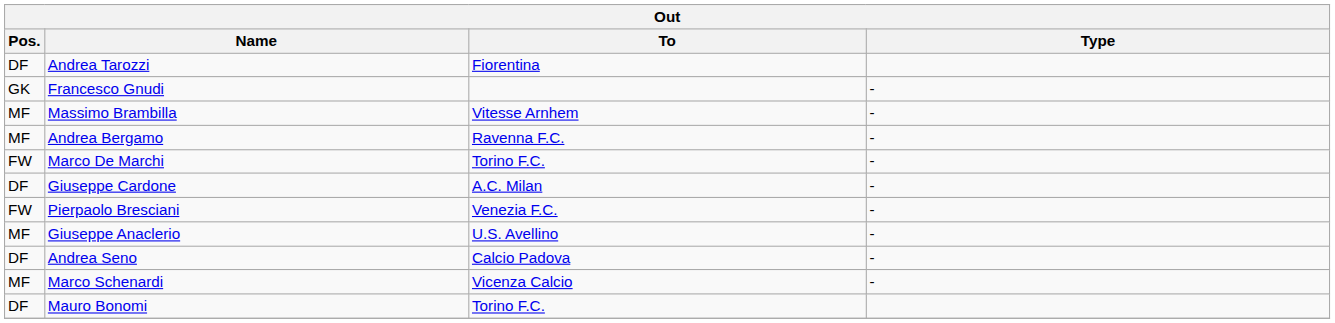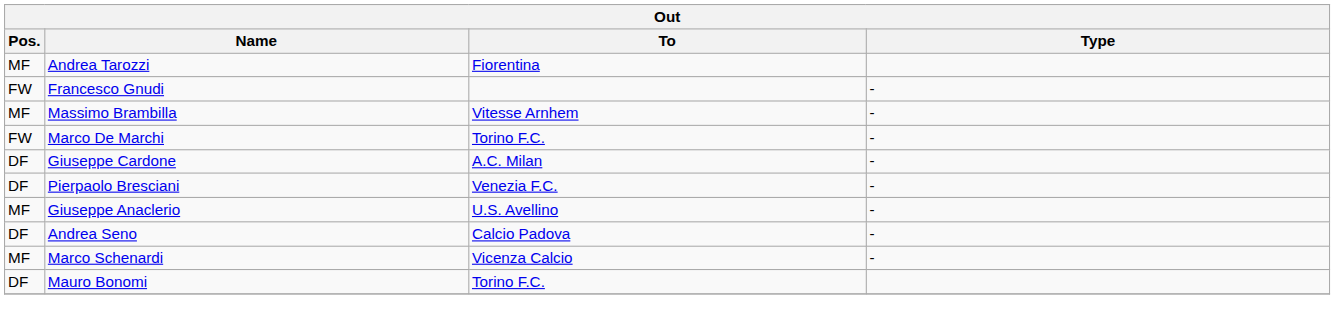(18, 65) DF -> (19, 65) MF
(19, 89) GK -> (20, 89) FW
- row: (106, 138)
(20, 210) FW -> (18, 186) DF
